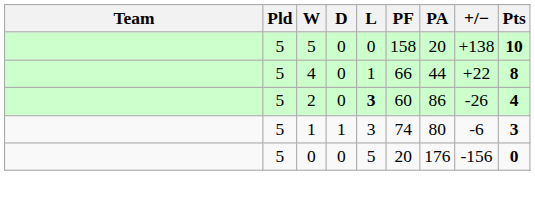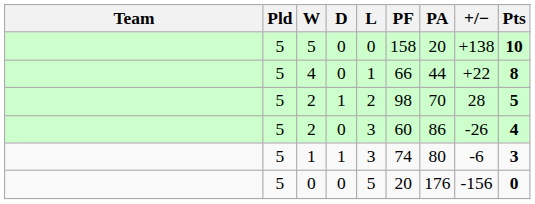+ row: (311, 101)
(371, 101) bold -> (371, 128) normal
